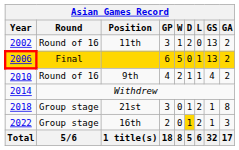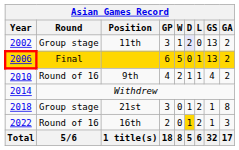(69, 43) Round of 16 -> (69, 43) Group stage
(190, 43) no background -> (190, 43) lavender background
(69, 122) Group stage -> (69, 122) Round of 16
